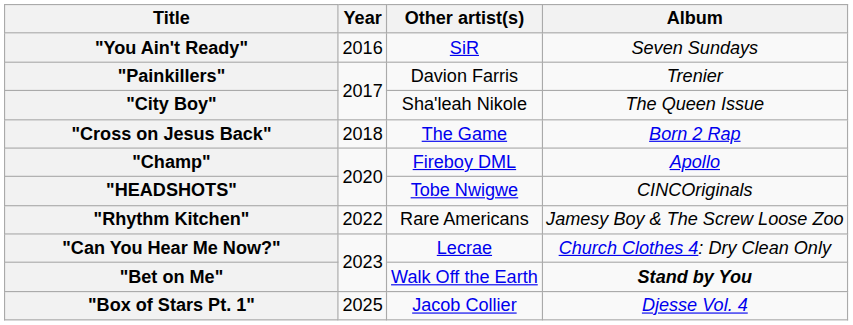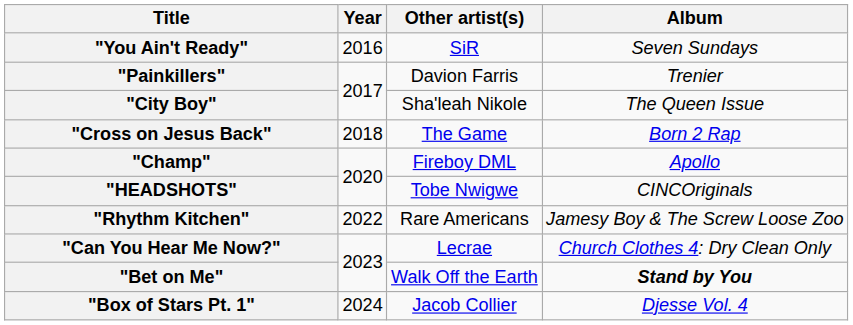(363, 305) 2025 -> (363, 305) 2024
